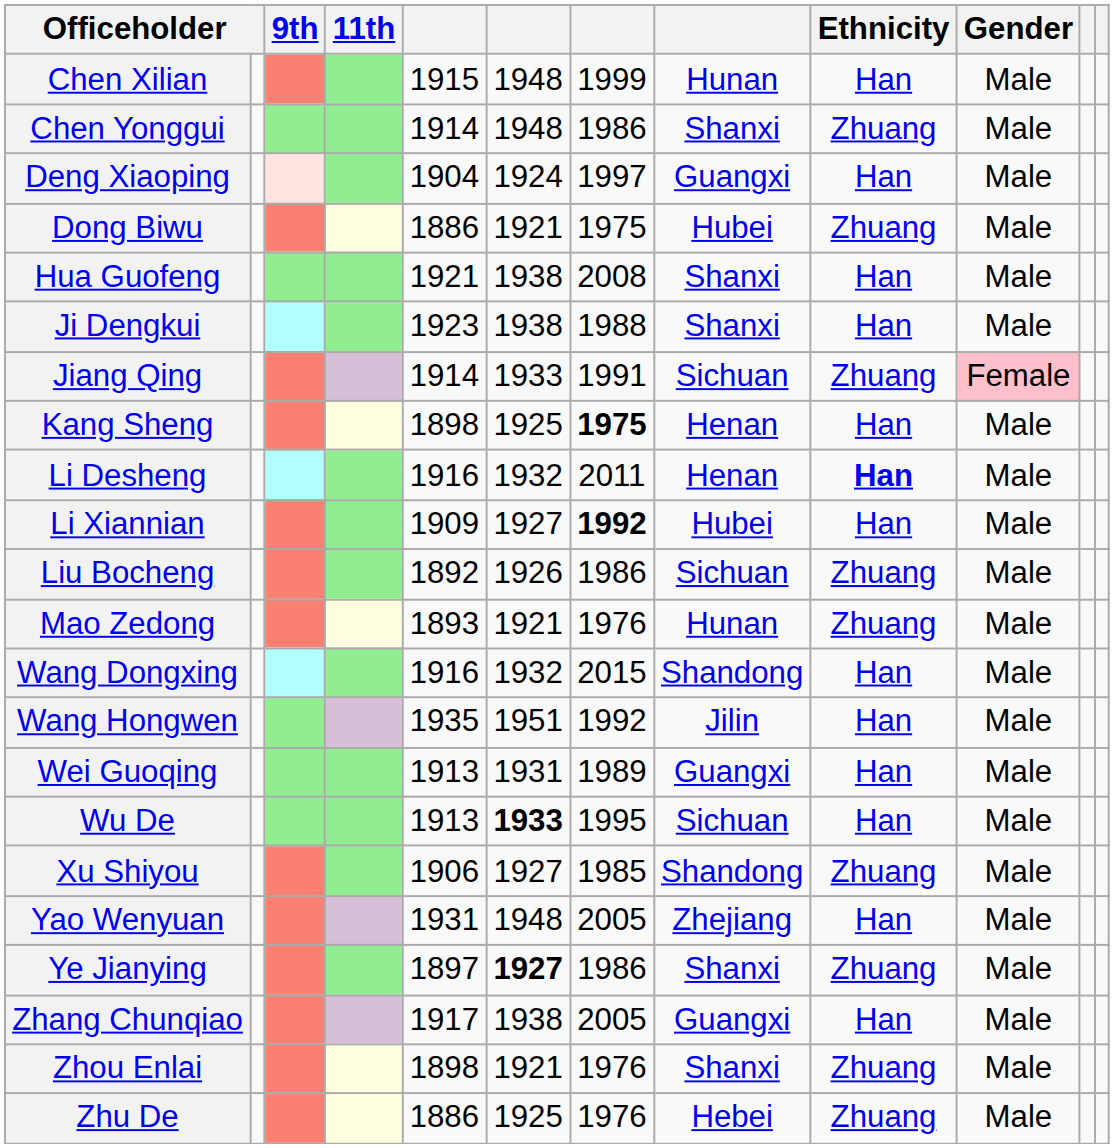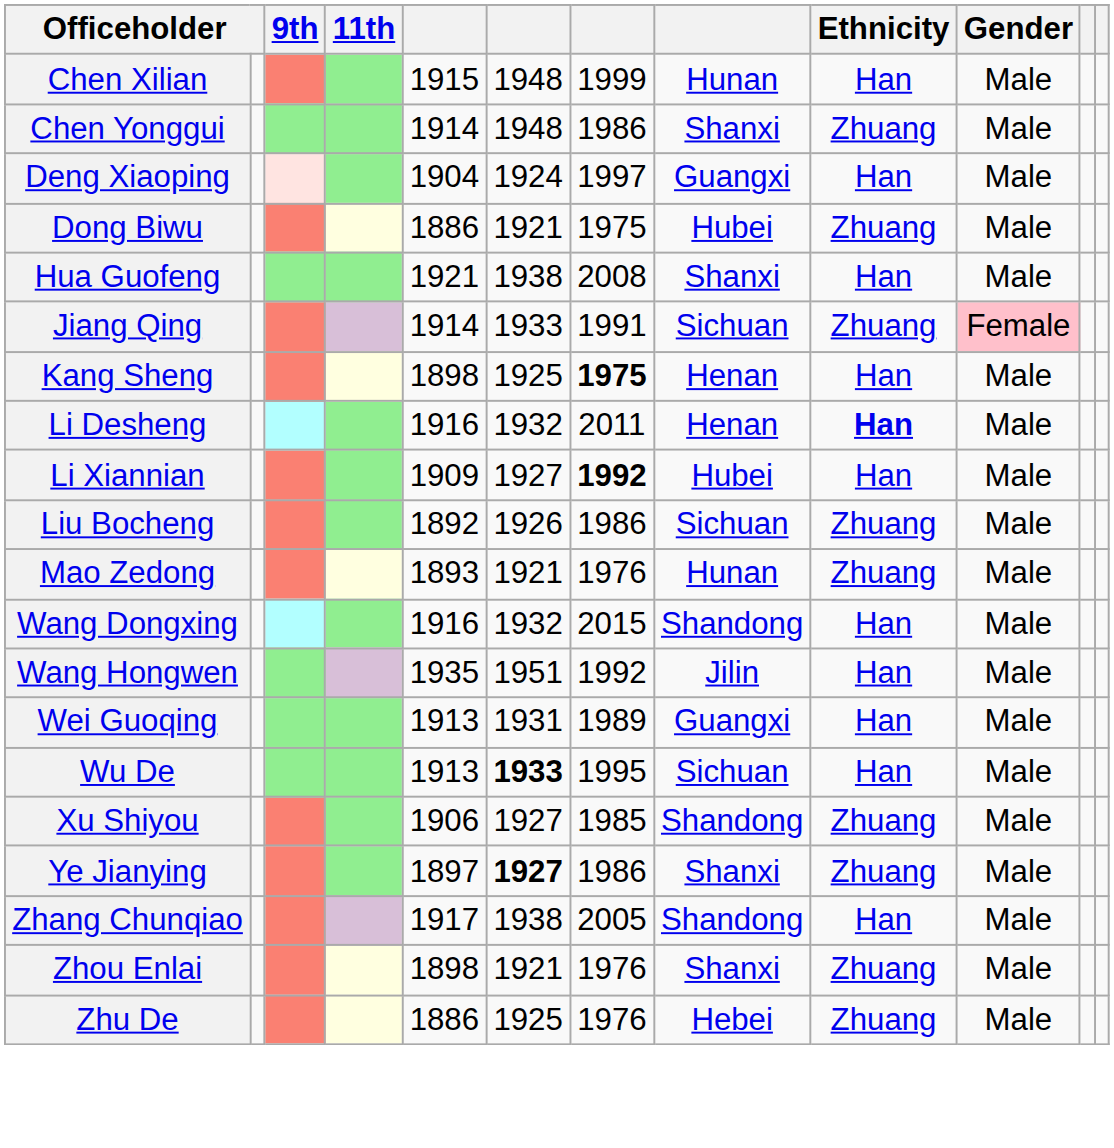- row: (128, 326)
- row: (128, 919)
(732, 1018) Guangxi -> (732, 919) Shandong
